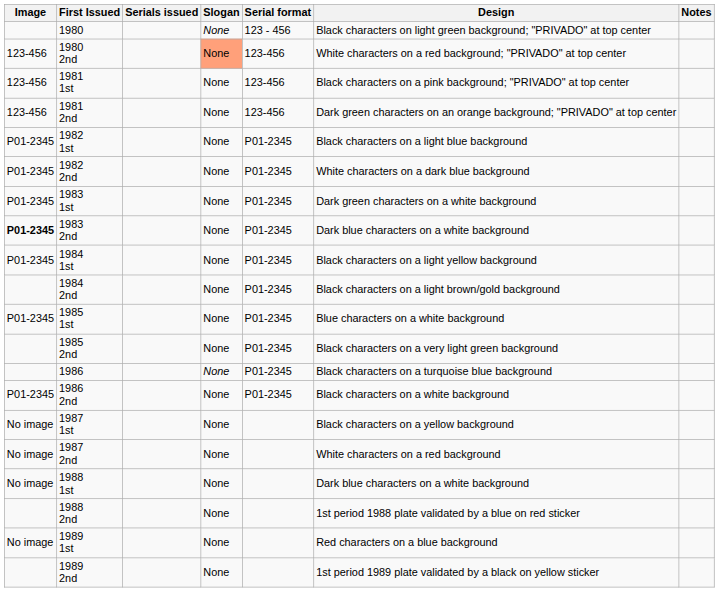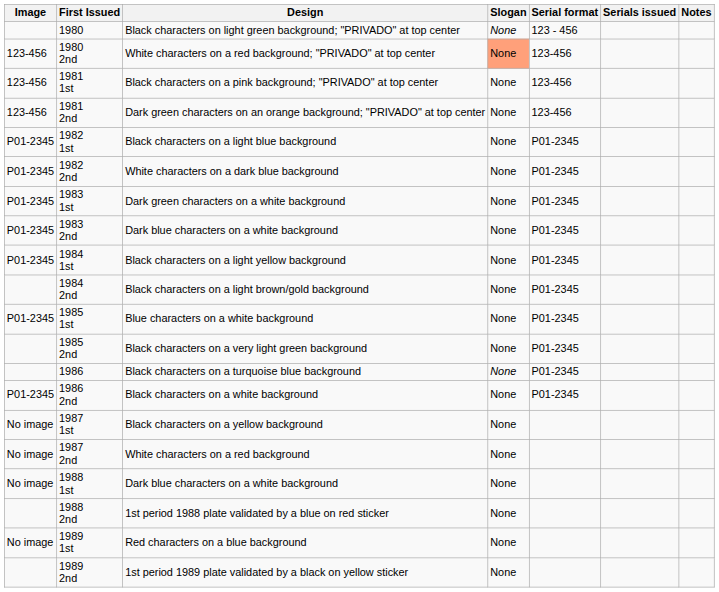columns swapped: (496, 13) <-> (162, 13)
(30, 231) bold -> (30, 231) normal
